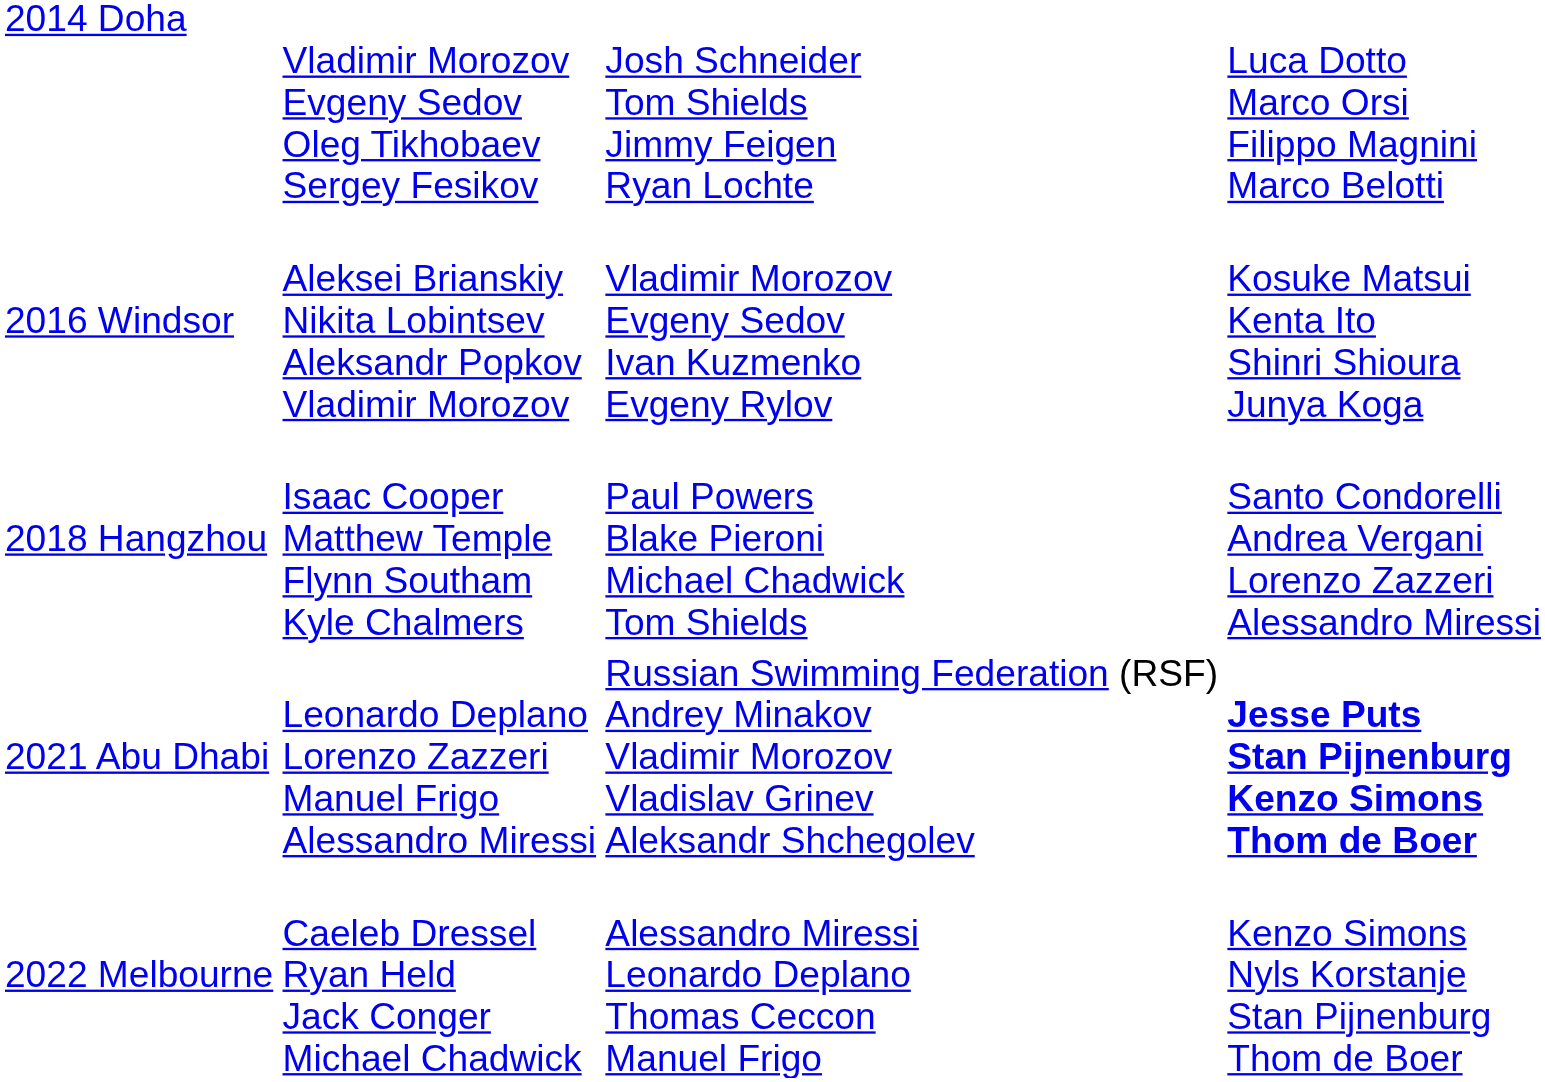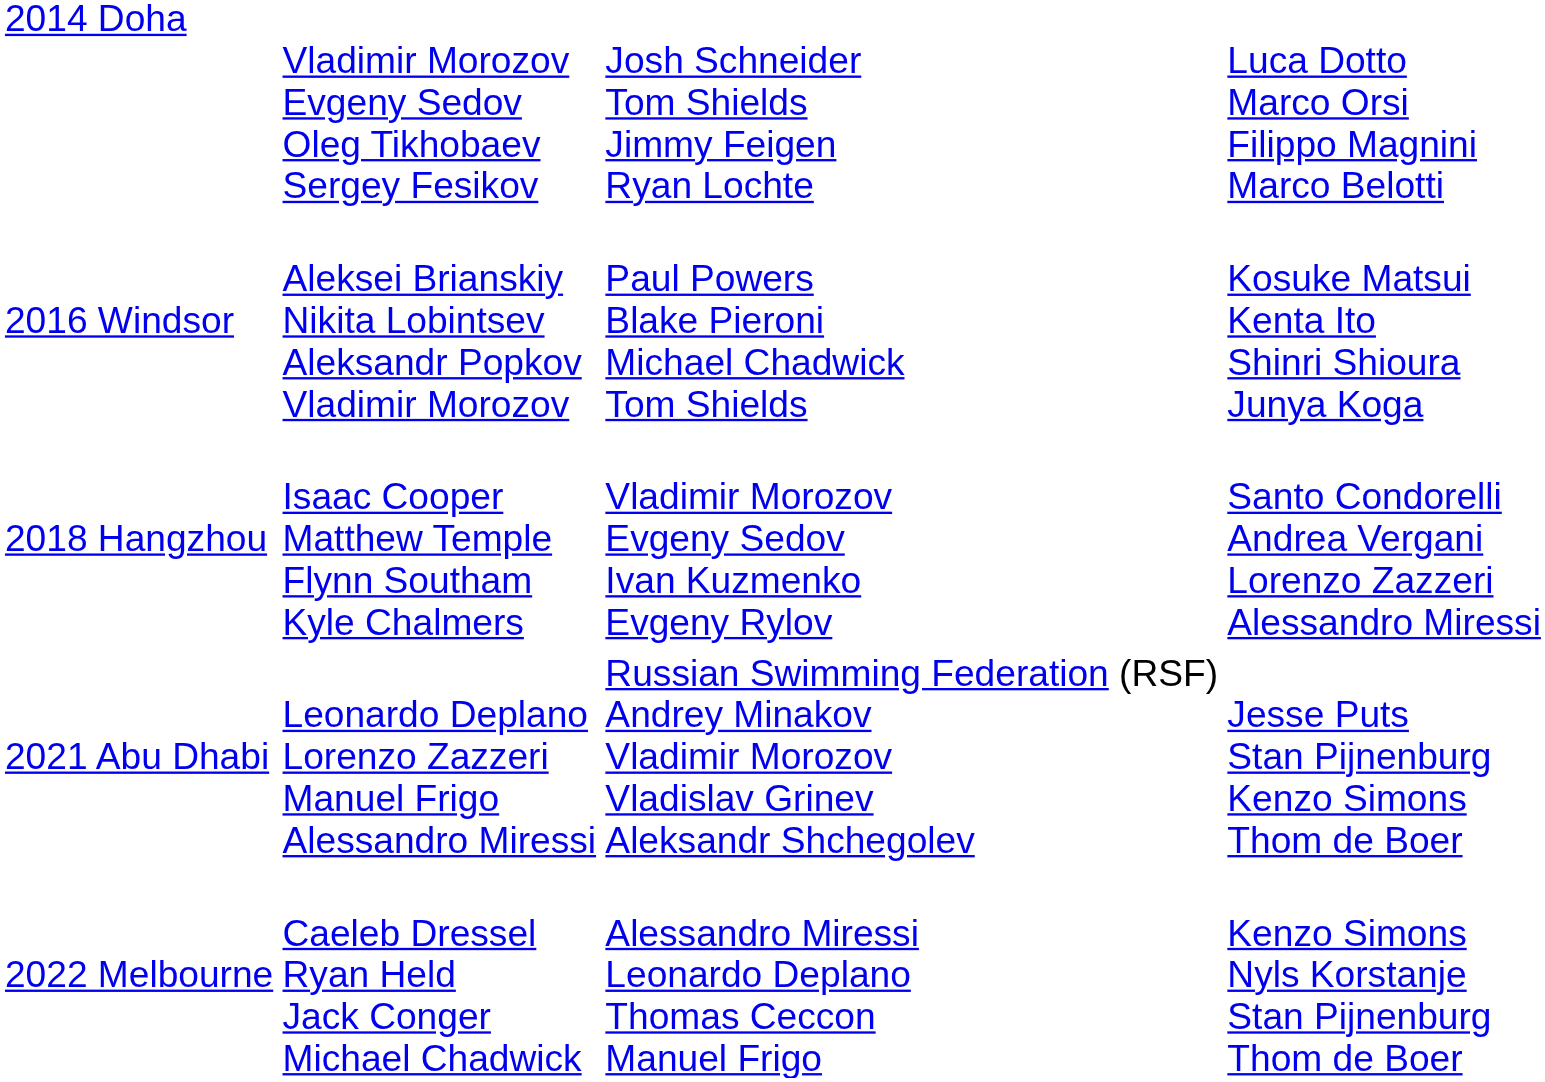(749, 341) Vladimir Morozov Evgeny Sedov Ivan Kuzmenko Evgeny Rylov -> (755, 341) Paul Powers Blake Pieroni Michael Chadwick Tom Shields
(755, 559) Paul Powers Blake Pieroni Michael Chadwick Tom Shields -> (749, 559) Vladimir Morozov Evgeny Sedov Ivan Kuzmenko Evgeny Rylov
(1370, 777) bold -> (1359, 777) normal
